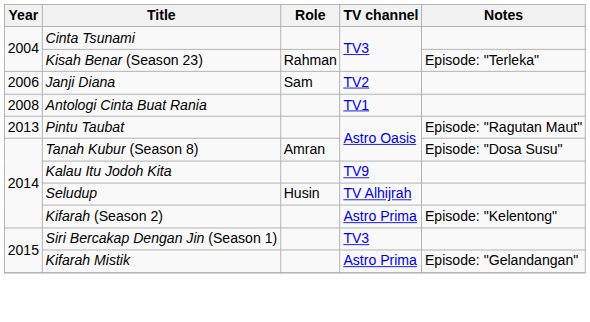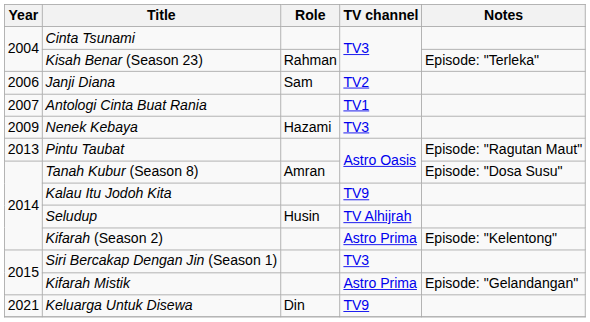(23, 104) 2008 -> (23, 104) 2007
+ row: (92, 127)
+ row: (119, 305)
